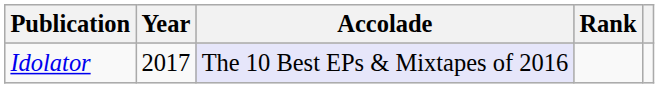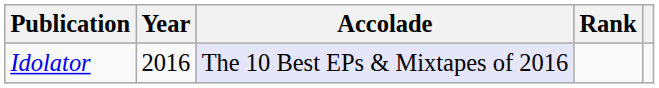(166, 62) 2017 -> (166, 62) 2016
